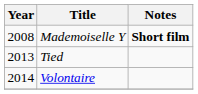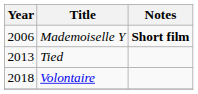(21, 36) 2008 -> (21, 36) 2006
(21, 78) 2014 -> (21, 78) 2018
